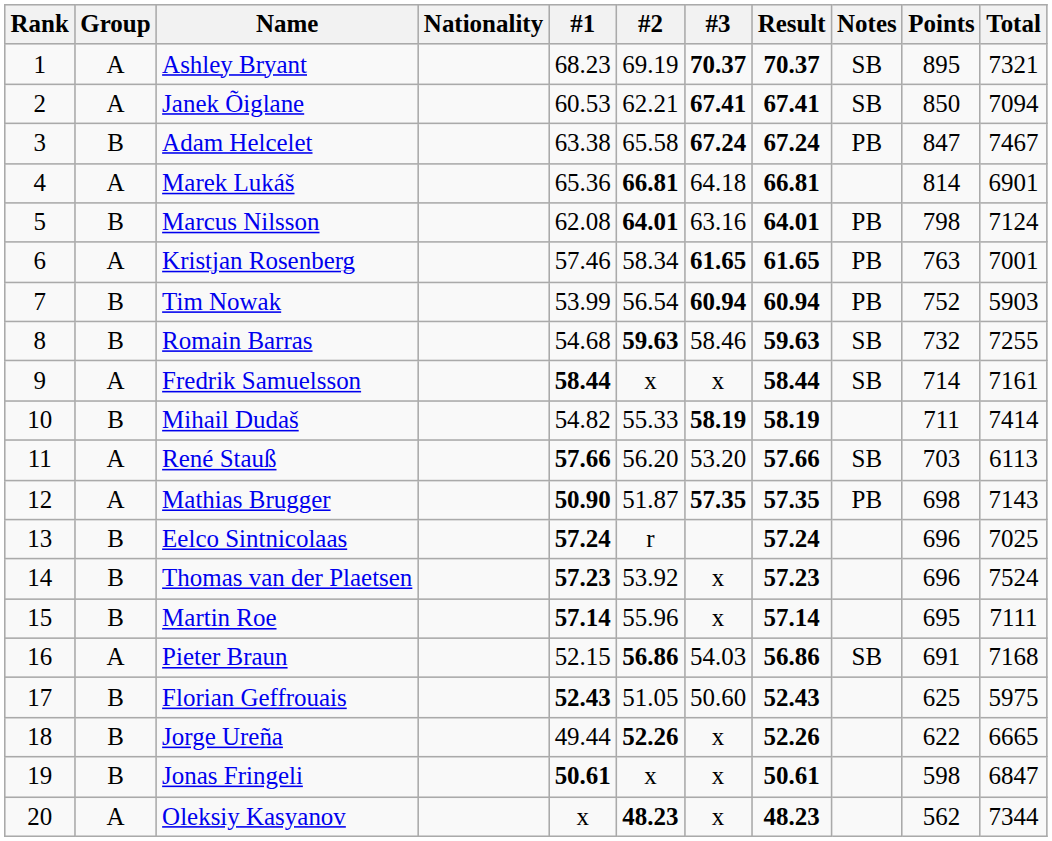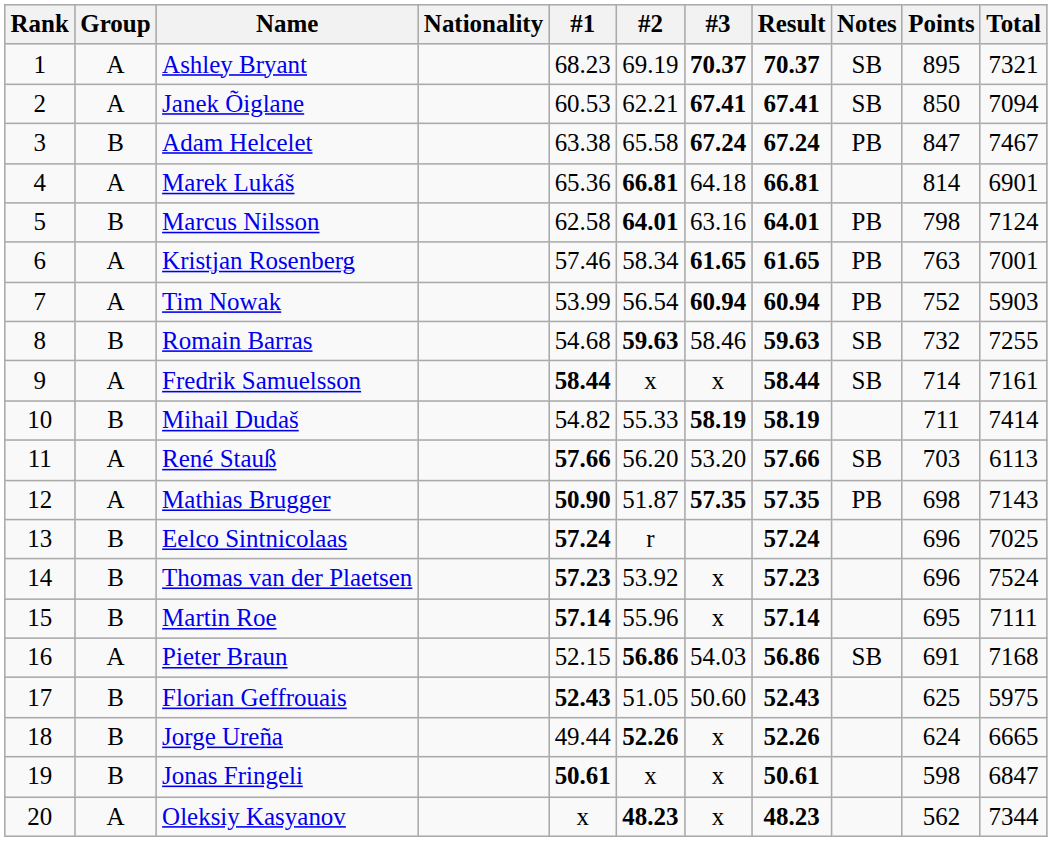(583, 222) 62.08 -> (583, 222) 62.58
(115, 301) B -> (115, 301) A
(941, 736) 622 -> (941, 736) 624
